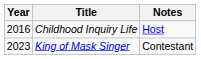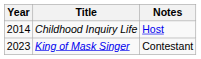(19, 29) 2016 -> (19, 29) 2014
